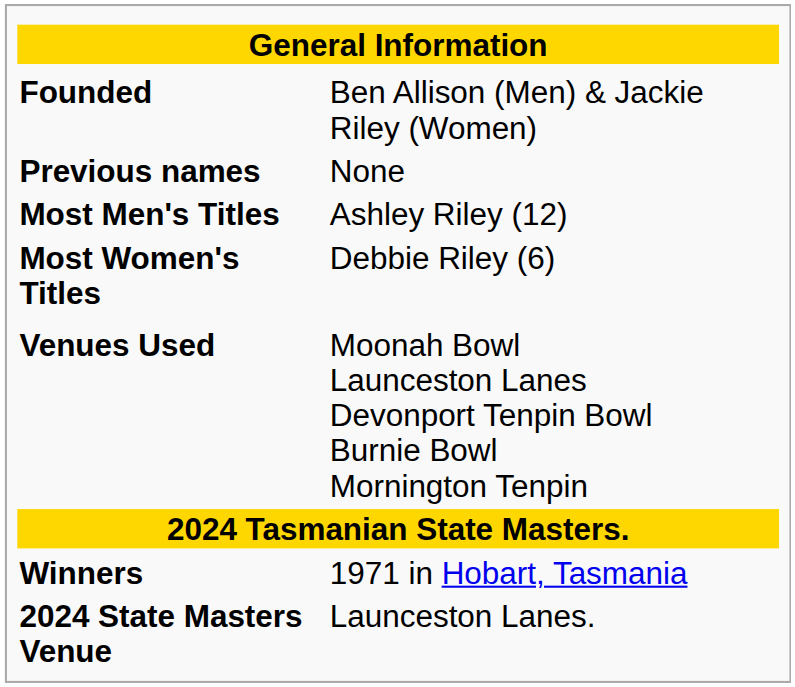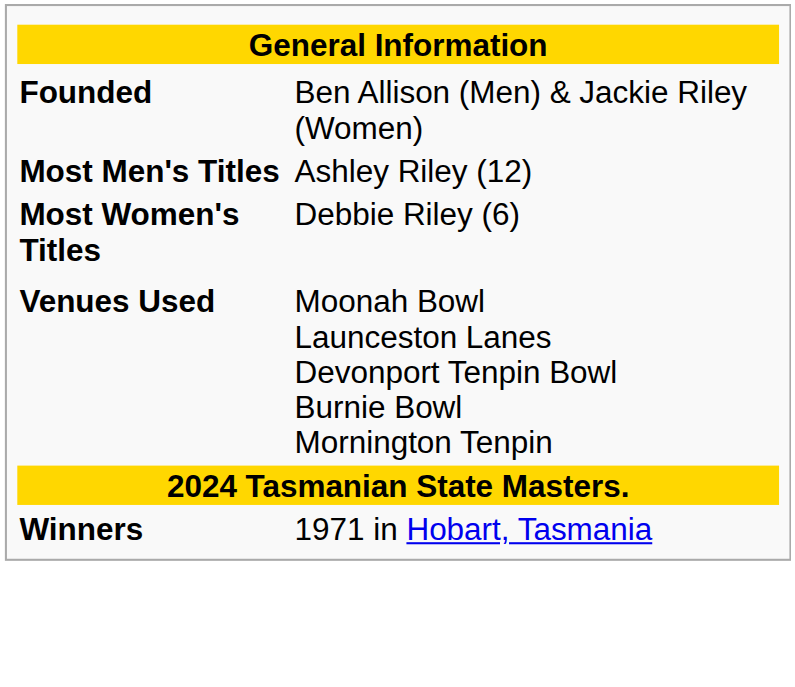- row: (140, 171)
- row: (161, 633)
